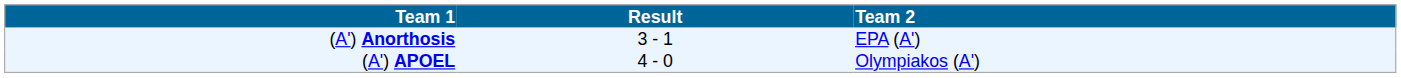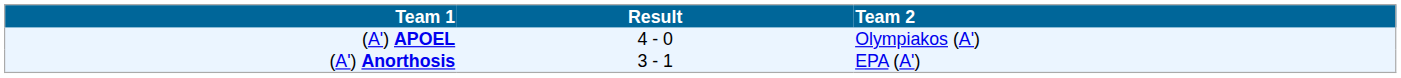rows swapped: (392, 39) <-> (409, 61)
